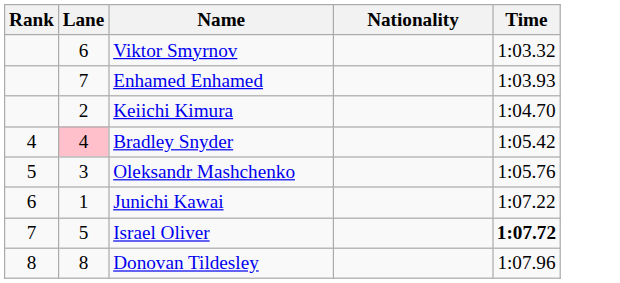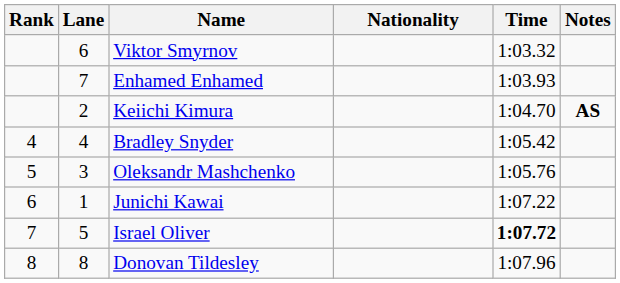+ column: (588, 19)
(84, 141) pink background -> (84, 141) no background
